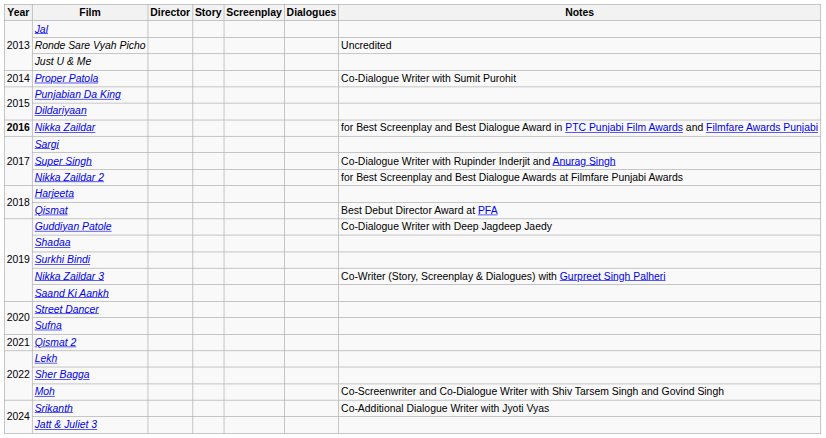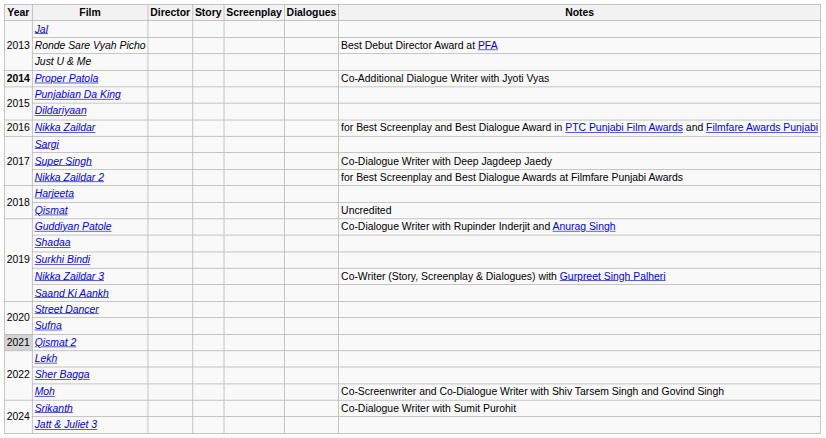(366, 45) Uncredited -> (419, 45) Best Debut Director Award at PFA
(18, 78) normal -> (18, 78) bold
(429, 78) Co-Dialogue Writer with Sumit Purohit -> (445, 78) Co-Additional Dialogue Writer with Jyoti Vyas
(18, 128) bold -> (18, 128) normal
(478, 161) Co-Dialogue Writer with Rupinder Inderjit and Anurag Singh -> (447, 161) Co-Dialogue Writer with Deep Jagdeep Jaedy
(419, 210) Best Debut Director Award at PFA -> (366, 210) Uncredited
(447, 227) Co-Dialogue Writer with Deep Jagdeep Jaedy -> (478, 227) Co-Dialogue Writer with Rupinder Inderjit and Anurag Singh
(18, 342) no background -> (18, 342) lightgrey background
(445, 408) Co-Additional Dialogue Writer with Jyoti Vyas -> (429, 408) Co-Dialogue Writer with Sumit Purohit
